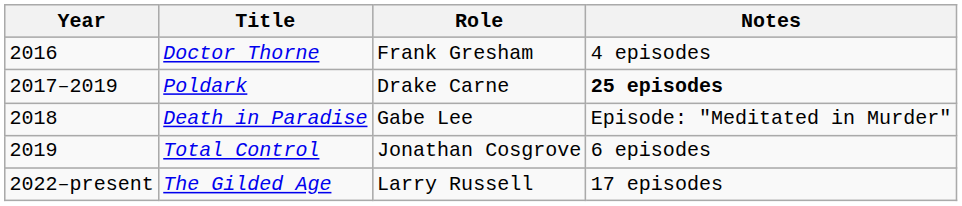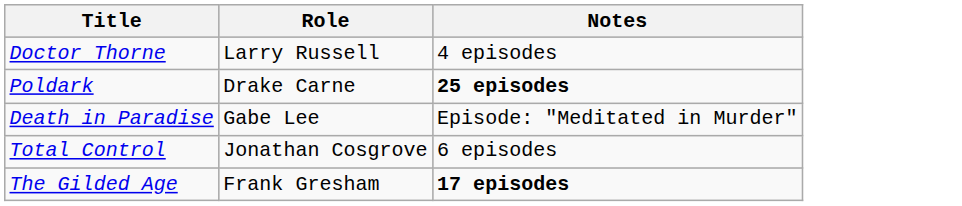- column: (82, 21)
(455, 54) Frank Gresham -> (301, 54) Larry Russell
(455, 184) Larry Russell -> (301, 184) Frank Gresham
(657, 184) normal -> (503, 184) bold
